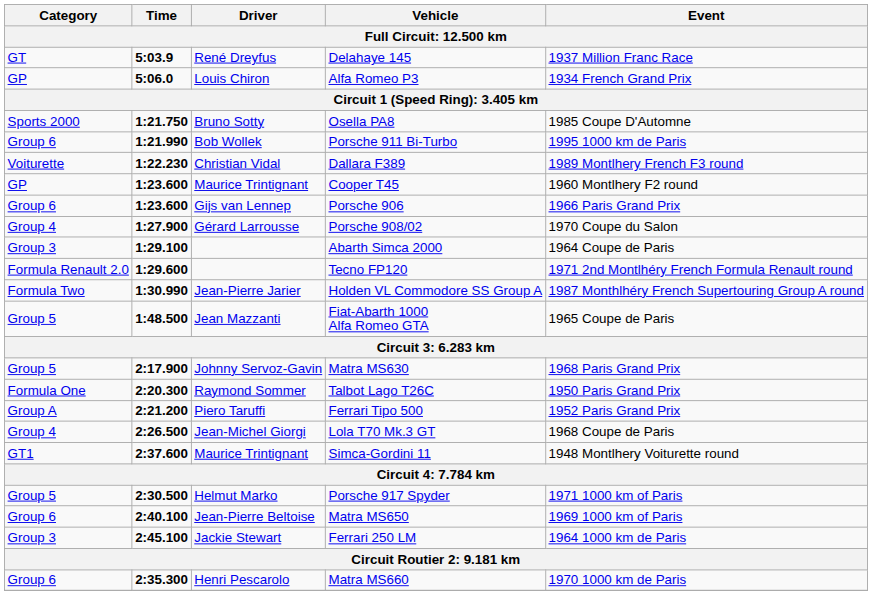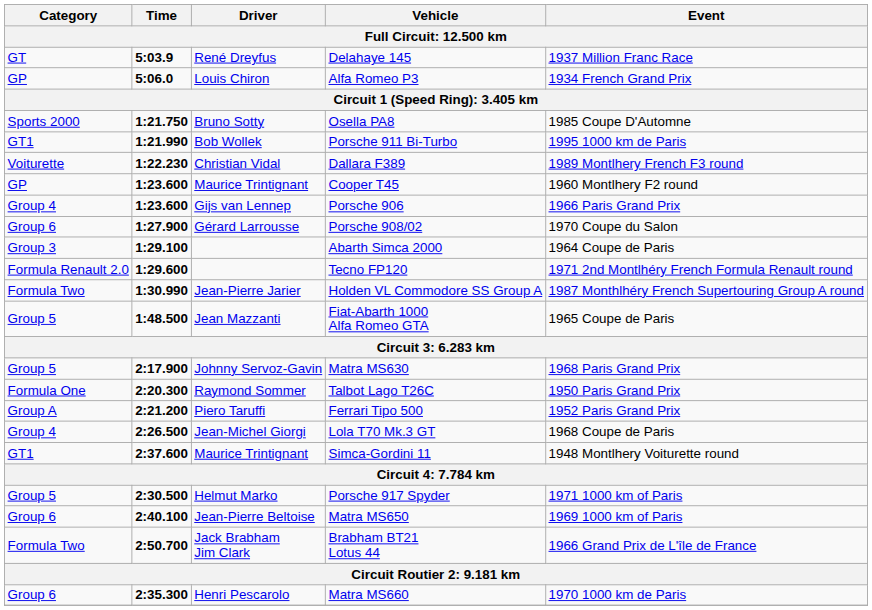(32, 142) Group 6 -> (21, 142) GT1
(32, 206) Group 6 -> (32, 206) Group 4
(32, 227) Group 4 -> (32, 227) Group 6
- row: (372, 538)
+ row: (373, 546)
